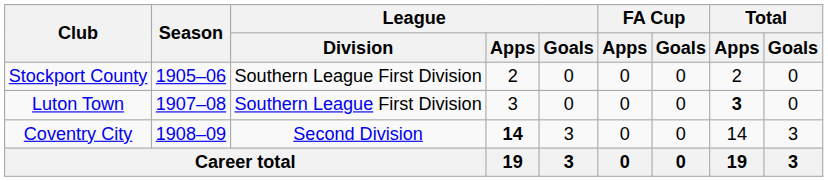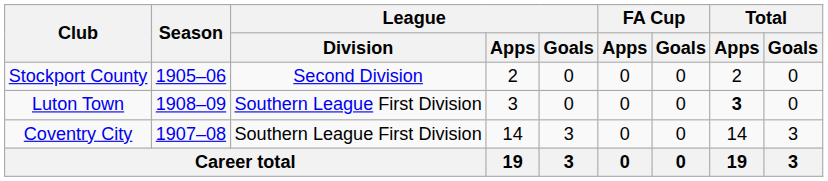(358, 76) Southern League First Division -> (358, 76) Second Division
(191, 104) 1907–08 -> (191, 104) 1908–09
(191, 133) 1908–09 -> (191, 133) 1907–08
(358, 133) Second Division -> (358, 133) Southern League First Division
(513, 133) bold -> (513, 133) normal
